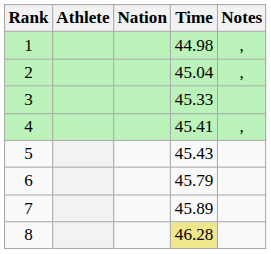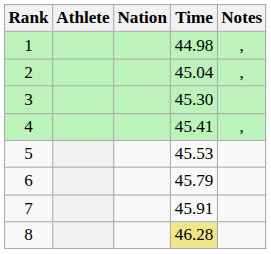(194, 99) 45.33 -> (194, 99) 45.30
(194, 153) 45.43 -> (194, 153) 45.53
(194, 208) 45.89 -> (194, 208) 45.91
